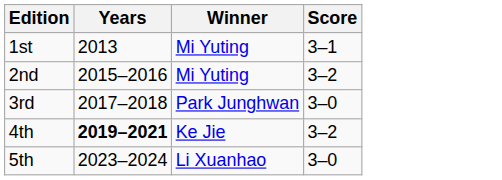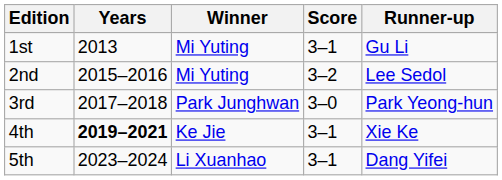+ column: (429, 18)
(322, 132) 3–2 -> (322, 132) 3–1
(322, 160) 3–0 -> (322, 160) 3–1
